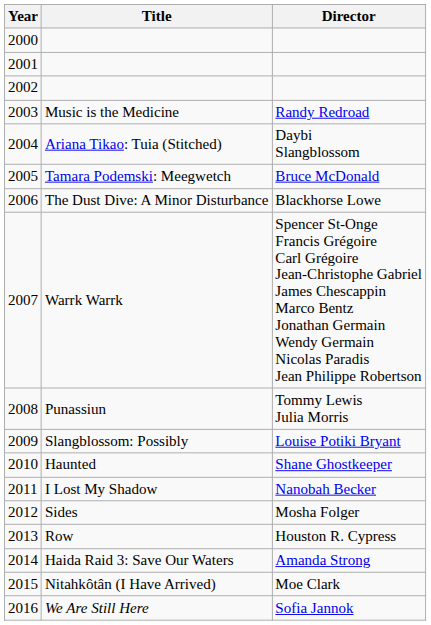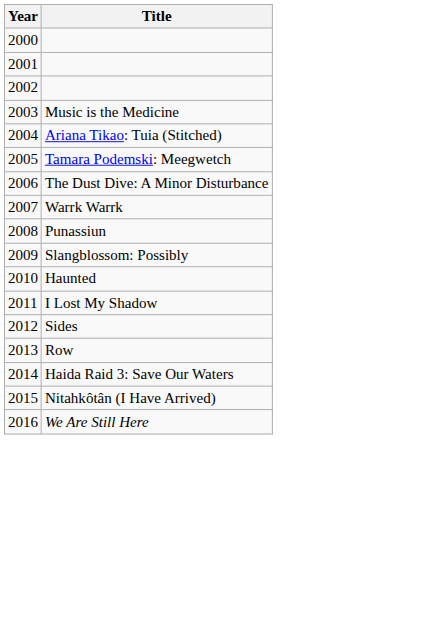- column: (349, 16)
